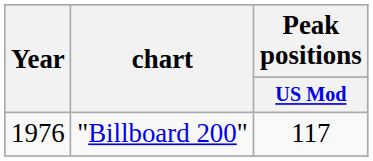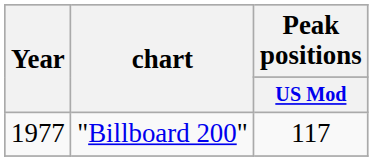(38, 133) 1976 -> (38, 133) 1977
